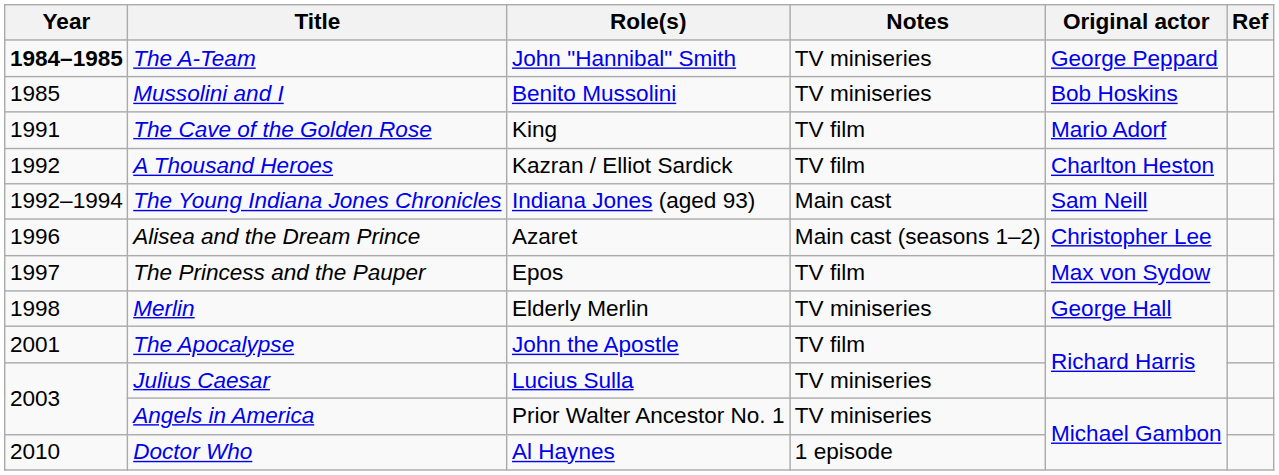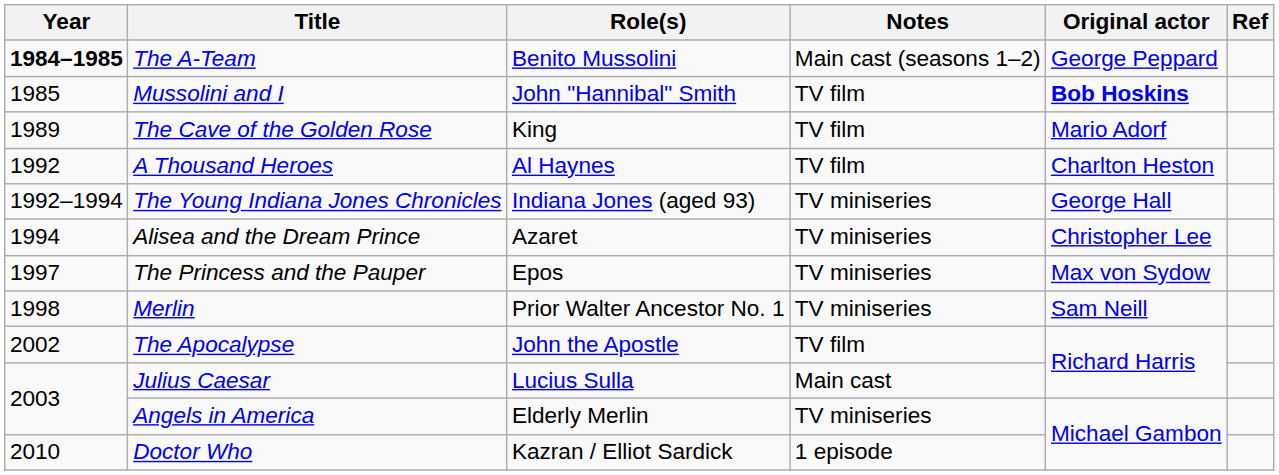(624, 58) John "Hannibal" Smith -> (594, 58) Benito Mussolini
(863, 58) TV miniseries -> (918, 58) Main cast (seasons 1–2)
(594, 93) Benito Mussolini -> (624, 93) John "Hannibal" Smith
(863, 93) TV miniseries -> (830, 93) TV film
(1114, 93) normal -> (1120, 93) bold
(35, 129) 1991 -> (35, 129) 1989
(622, 165) Kazran / Elliot Sardick -> (563, 165) Al Haynes
(843, 201) Main cast -> (863, 201) TV miniseries
(1099, 201) Sam Neill -> (1111, 201) George Hall
(35, 237) 1996 -> (35, 237) 1994
(918, 237) Main cast (seasons 1–2) -> (863, 237) TV miniseries
(830, 272) TV film -> (863, 272) TV miniseries
(580, 308) Elderly Merlin -> (648, 308) Prior Walter Ancestor No. 1
(1111, 308) George Hall -> (1099, 308) Sam Neill
(35, 344) 2001 -> (35, 344) 2002
(863, 380) TV miniseries -> (843, 380) Main cast
(648, 415) Prior Walter Ancestor No. 1 -> (580, 415) Elderly Merlin
(563, 451) Al Haynes -> (622, 451) Kazran / Elliot Sardick
